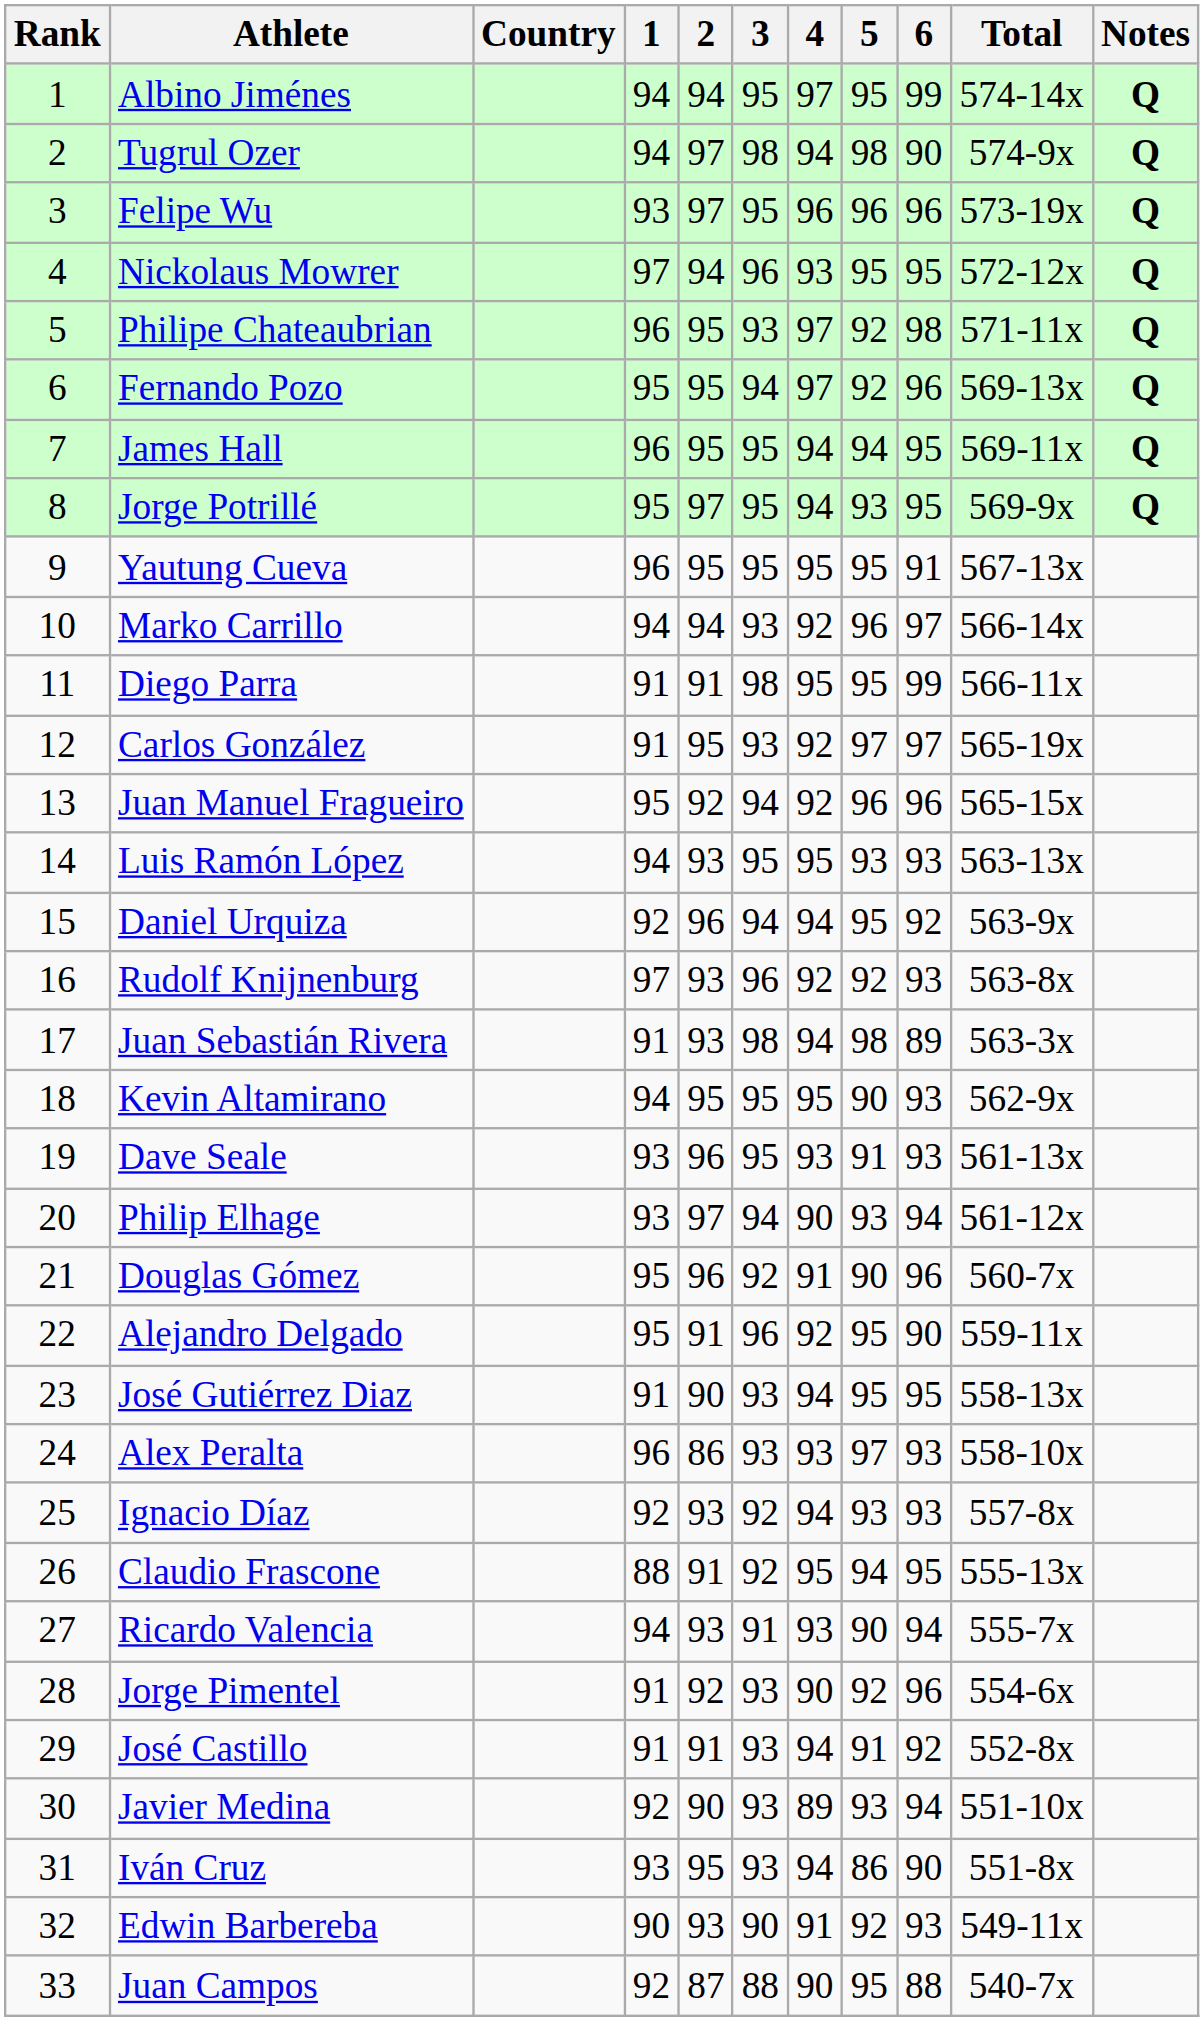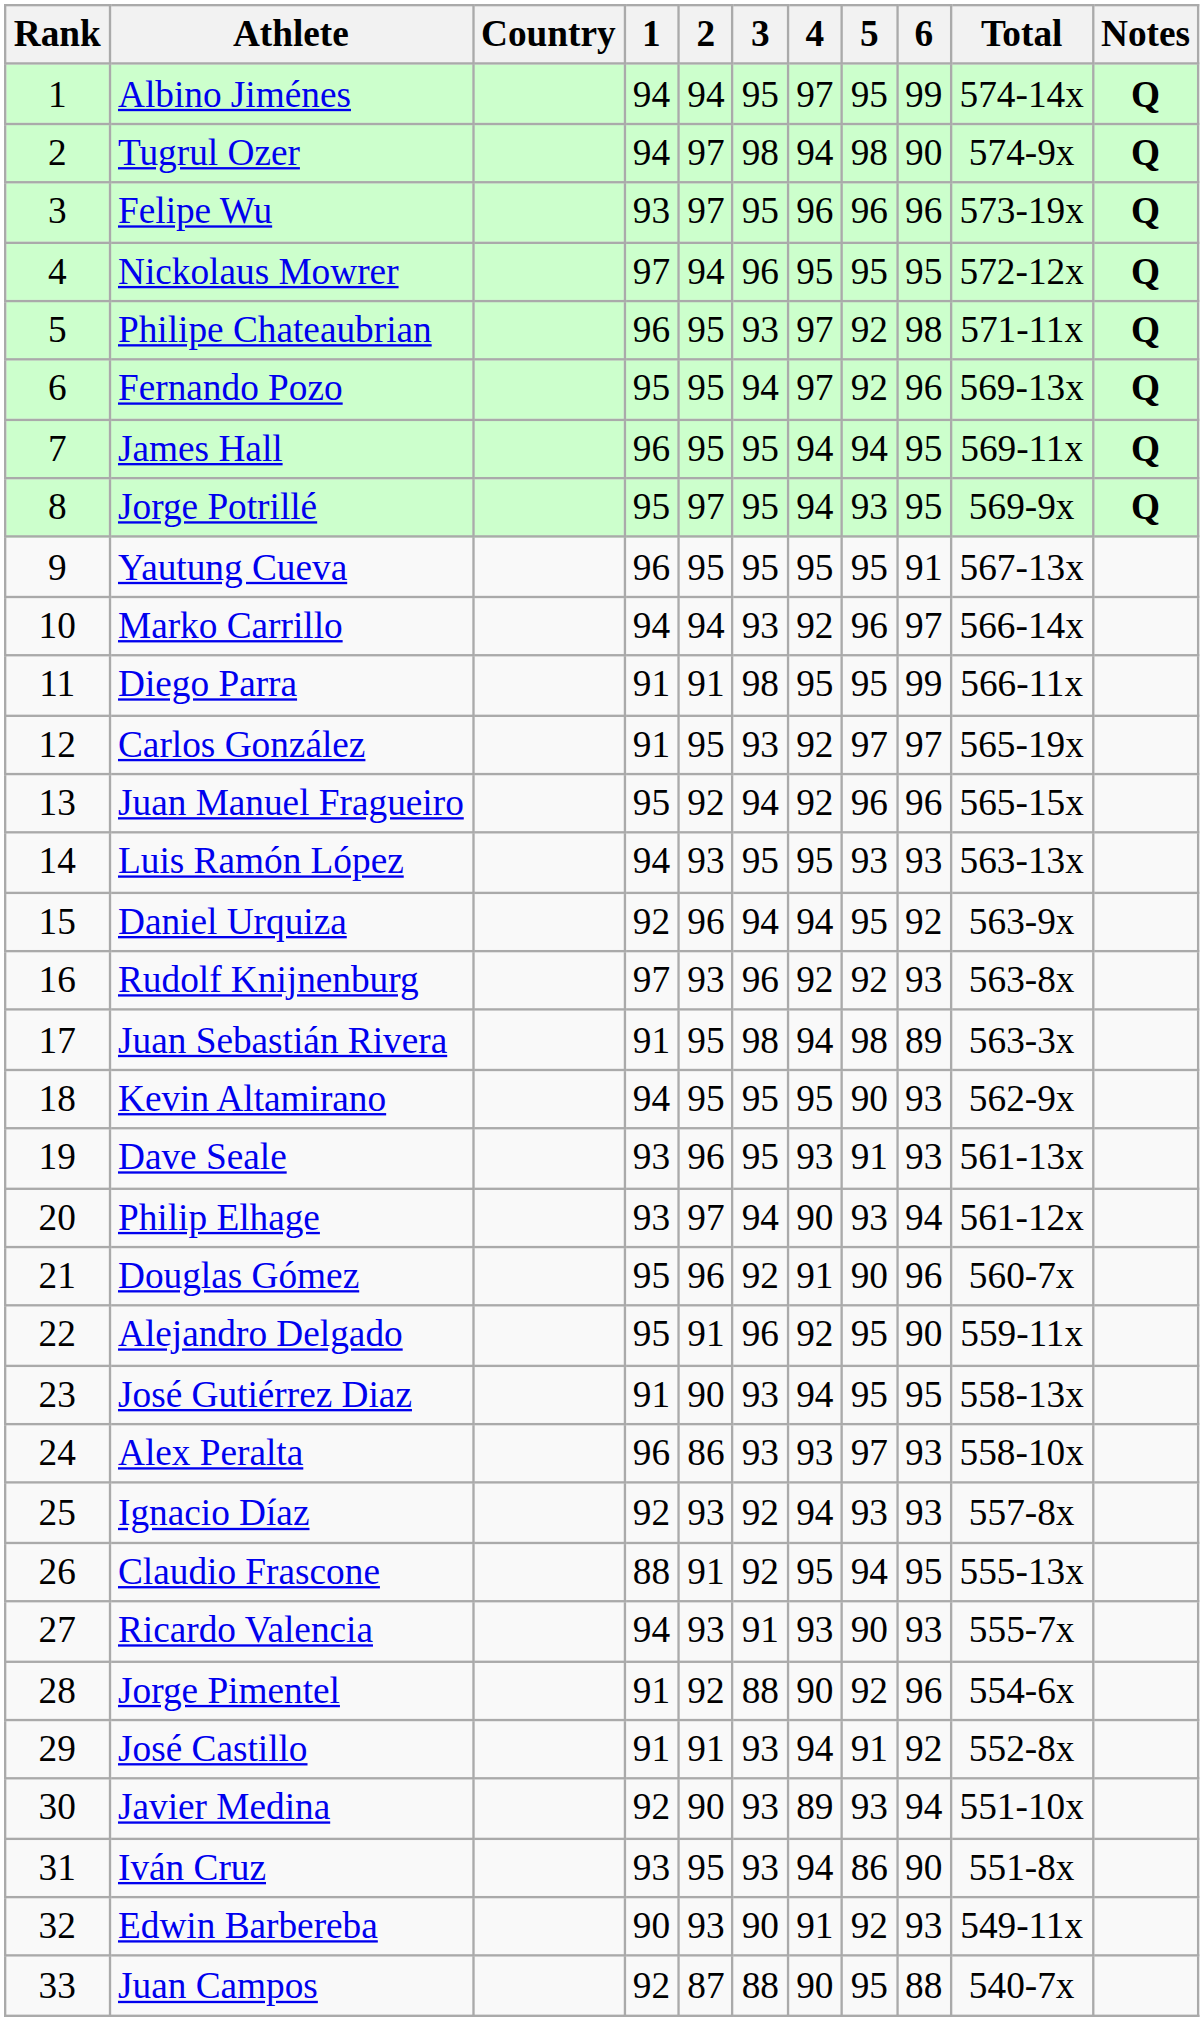(815, 270) 93 -> (815, 270) 95
(706, 1039) 93 -> (706, 1039) 95
(924, 1630) 94 -> (924, 1630) 93
(760, 1689) 93 -> (760, 1689) 88
